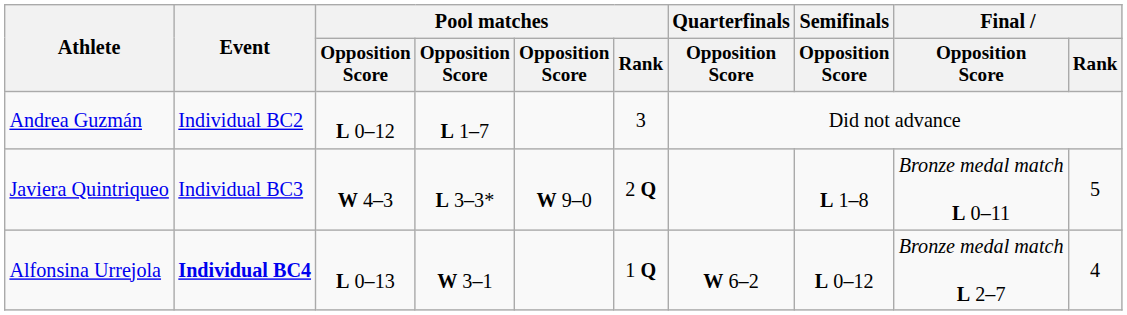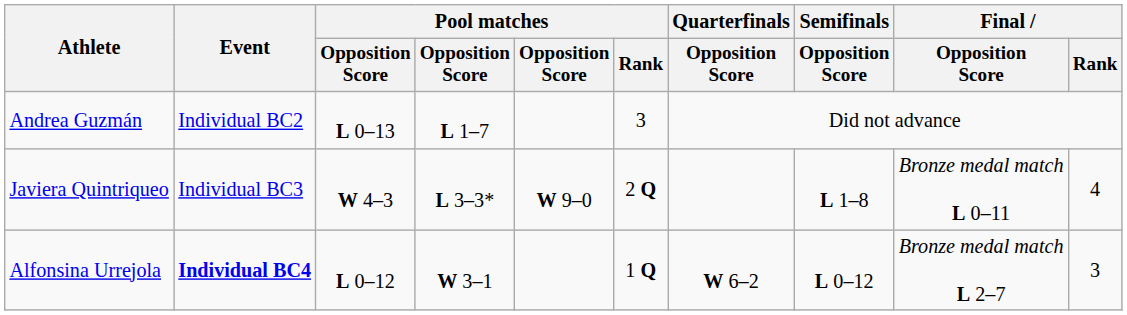(365, 132) L 0–12 -> (365, 132) L 0–13
(1095, 189) 5 -> (1095, 189) 4
(365, 282) L 0–13 -> (365, 282) L 0–12
(1095, 270) 4 -> (1095, 270) 3
